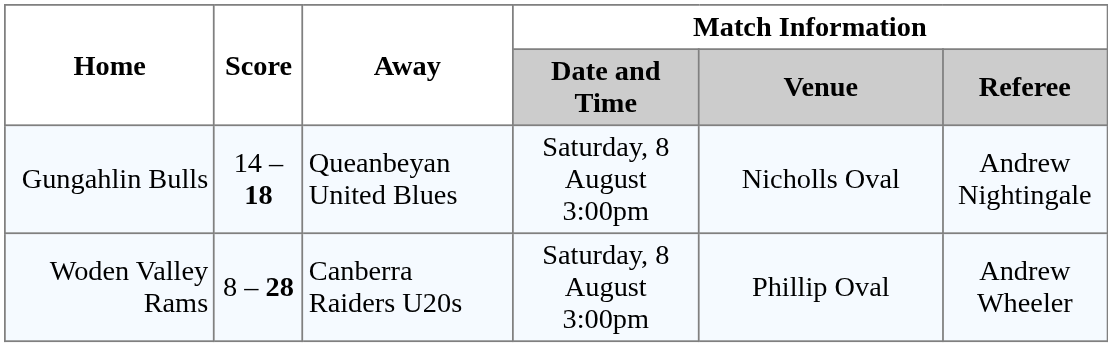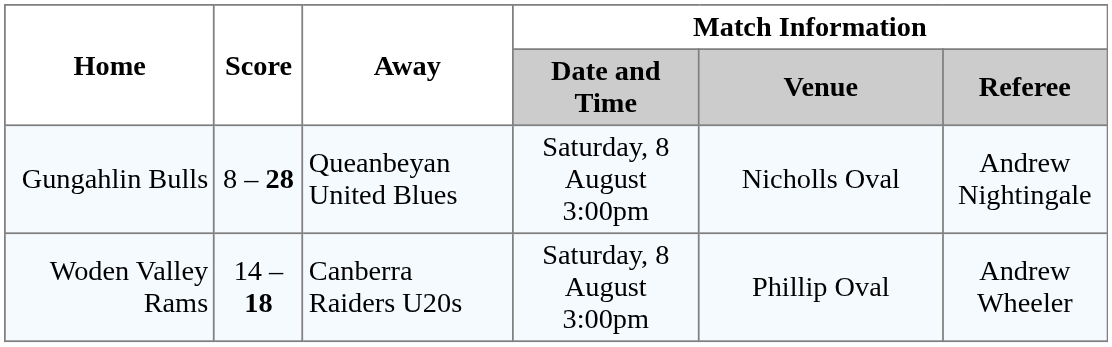(258, 178) 14 – 18 -> (258, 178) 8 – 28
(258, 286) 8 – 28 -> (258, 286) 14 – 18
